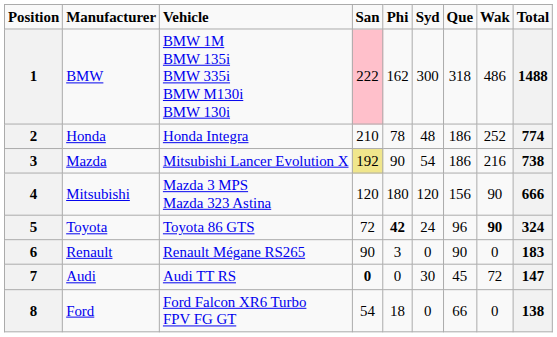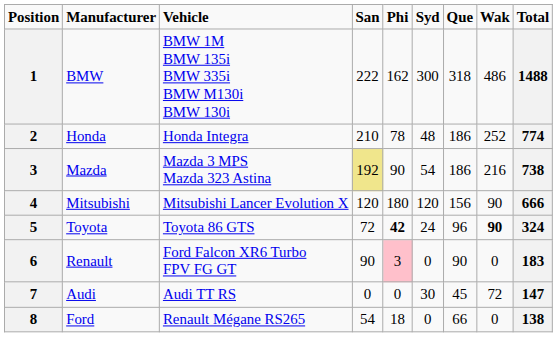(367, 76) pink background -> (367, 76) no background
(256, 161) Mitsubishi Lancer Evolution X -> (217, 170) Mazda 3 MPS Mazda 323 Astina
(217, 194) Mazda 3 MPS Mazda 323 Astina -> (256, 203) Mitsubishi Lancer Evolution X
(234, 252) Renault Mégane RS265 -> (235, 261) Ford Falcon XR6 Turbo FPV FG GT
(398, 252) no background -> (398, 261) pink background
(367, 277) bold -> (367, 294) normal
(235, 310) Ford Falcon XR6 Turbo FPV FG GT -> (234, 319) Renault Mégane RS265
